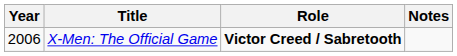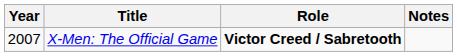(24, 39) 2006 -> (24, 39) 2007
